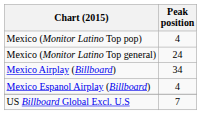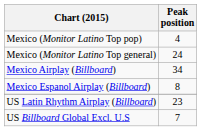(178, 86) 4 -> (178, 86) 8
+ row: (81, 102)
